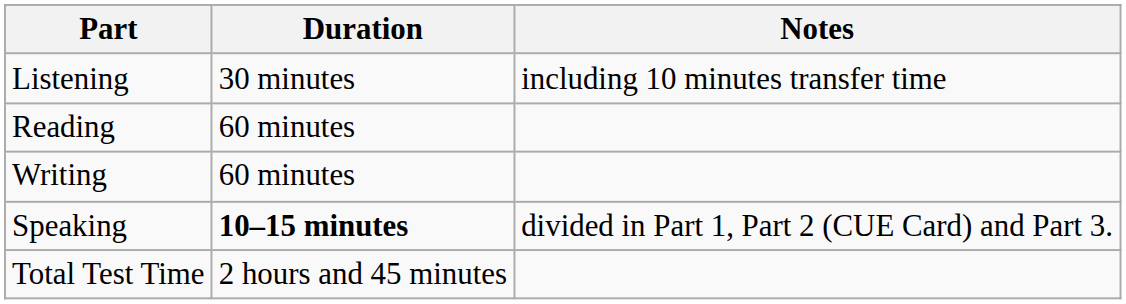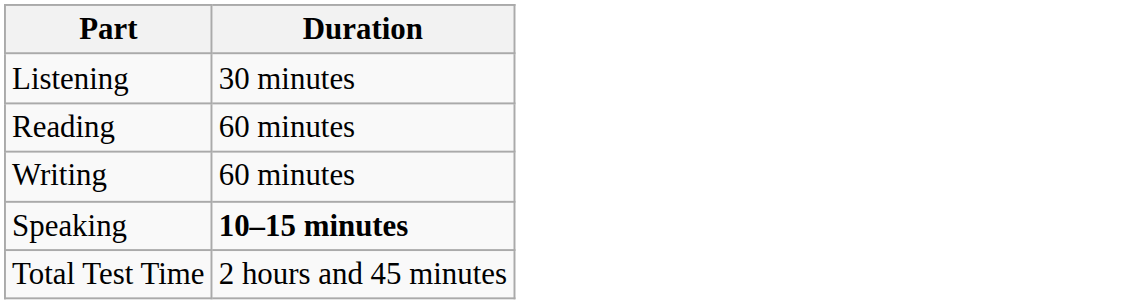- column: (817, 28)
